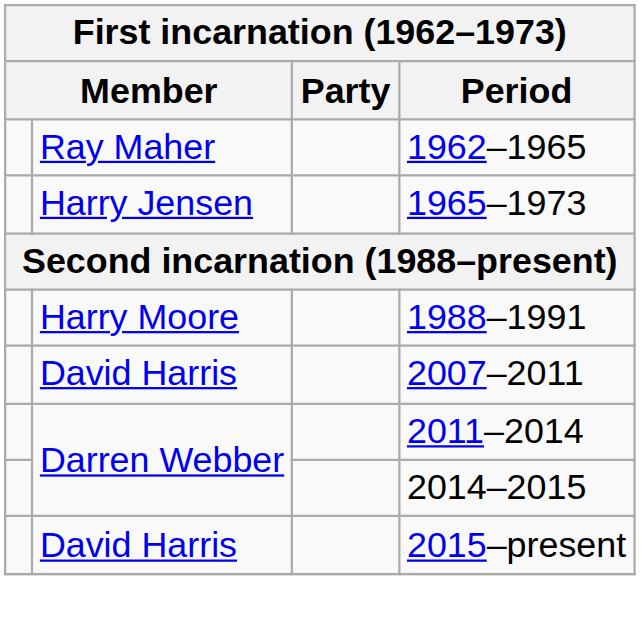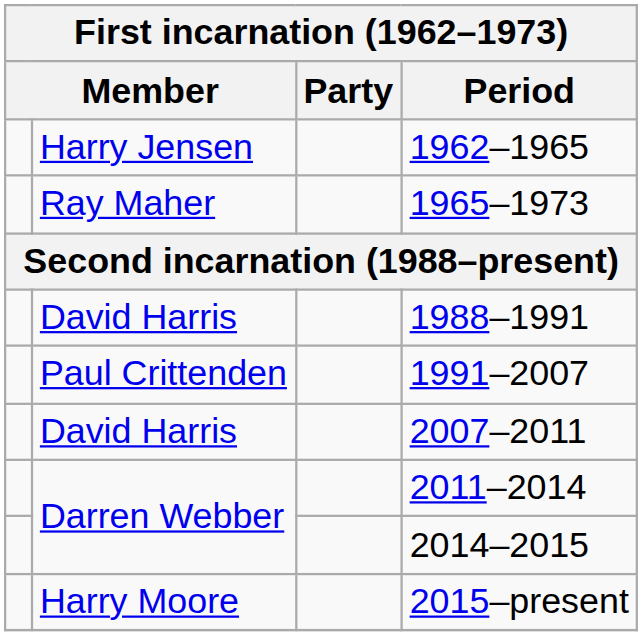(128, 146) Ray Maher -> (146, 146) Harry Jensen
(146, 203) Harry Jensen -> (128, 203) Ray Maher
(139, 317) Harry Moore -> (138, 317) David Harris
+ row: (499, 373)
(138, 544) David Harris -> (139, 601) Harry Moore
